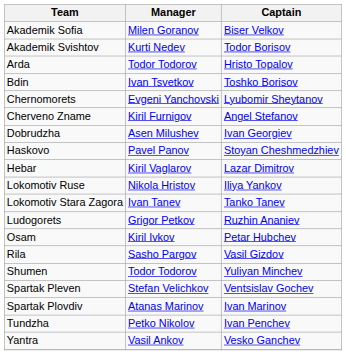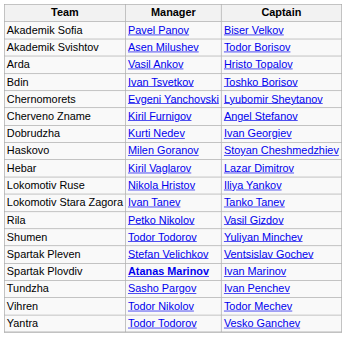(163, 30) Milen Goranov -> (159, 30) Pavel Panov
(156, 47) Kurti Nedev -> (163, 47) Asen Milushev
(162, 64) Todor Todorov -> (156, 64) Vasil Ankov
(163, 133) Asen Milushev -> (156, 133) Kurti Nedev
(159, 151) Pavel Panov -> (163, 151) Milen Goranov
- row: (34, 220)
- row: (21, 237)
(162, 254) Sasho Pargov -> (161, 220) Petko Nikolov
(166, 306) normal -> (168, 271) bold
(161, 323) Petko Nikolov -> (162, 289) Sasho Pargov
+ row: (22, 306)
(156, 340) Vasil Ankov -> (162, 323) Todor Todorov
